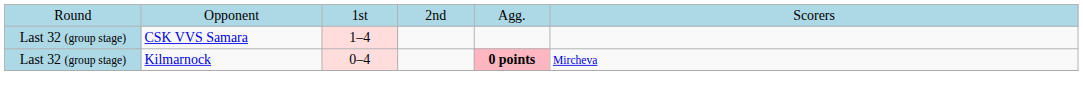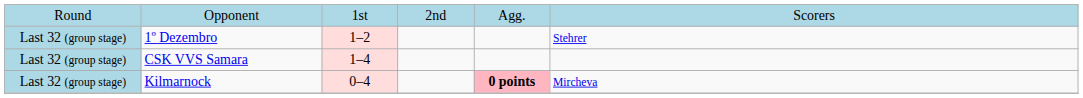+ row: (181, 37)
